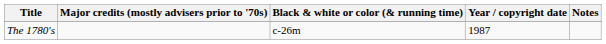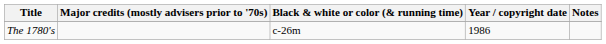(479, 30) 1987 -> (479, 30) 1986
